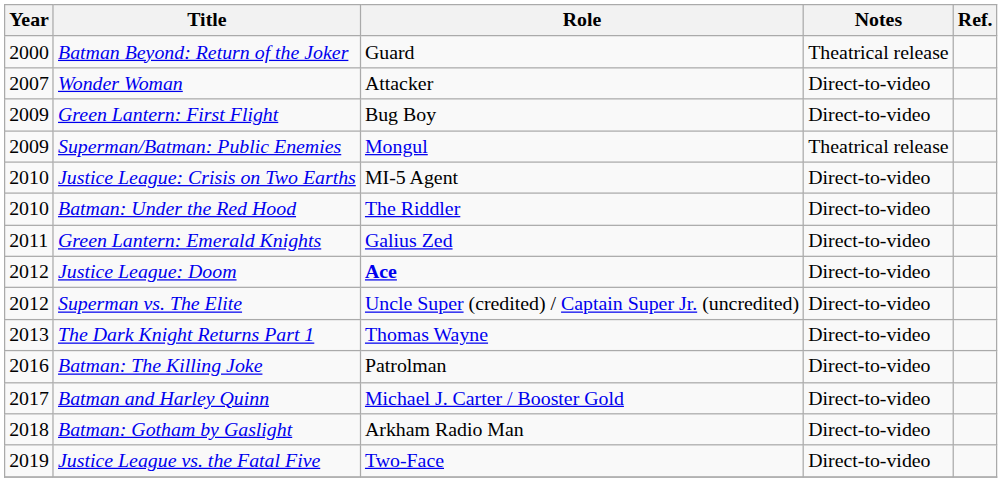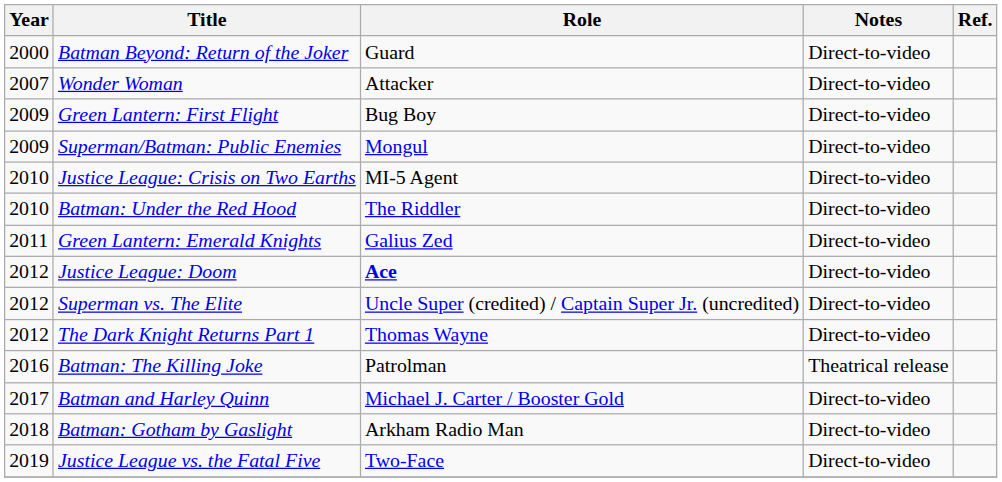(878, 51) Theatrical release -> (869, 51) Direct-to-video
(878, 146) Theatrical release -> (869, 146) Direct-to-video
(29, 334) 2013 -> (29, 334) 2012
(869, 366) Direct-to-video -> (878, 366) Theatrical release
